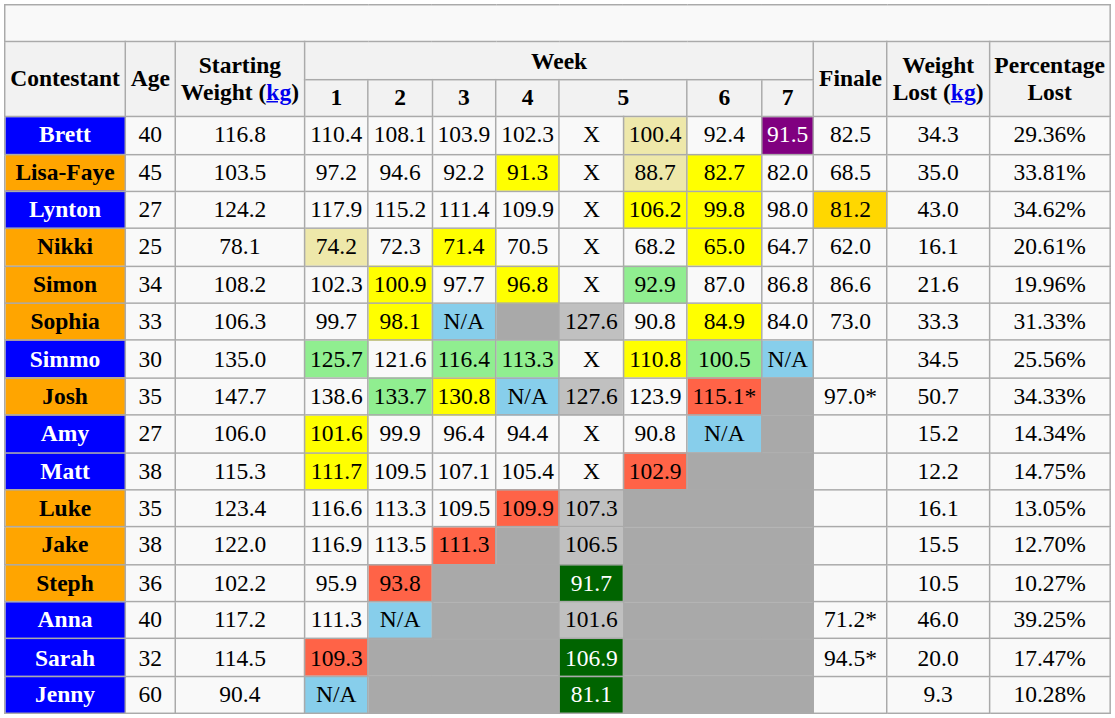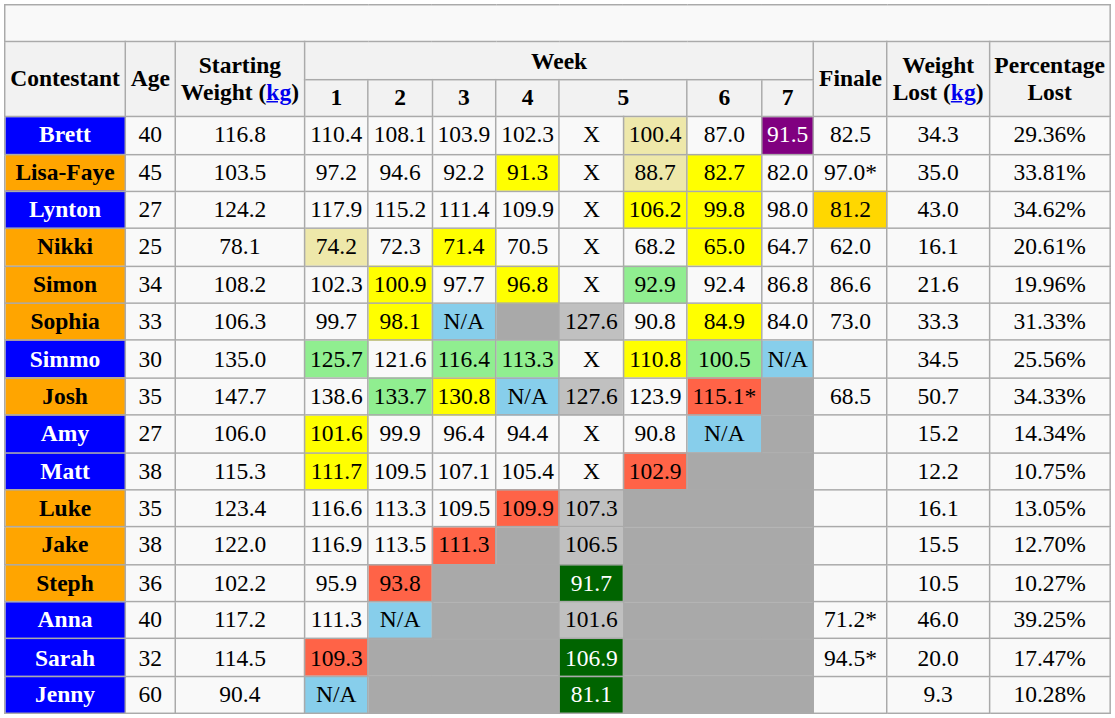(724, 135) 92.4 -> (724, 135) 87.0
(850, 172) 68.5 -> (850, 172) 97.0*
(724, 284) 87.0 -> (724, 284) 92.4
(850, 396) 97.0* -> (850, 396) 68.5
(1050, 470) 14.75% -> (1050, 470) 10.75%
